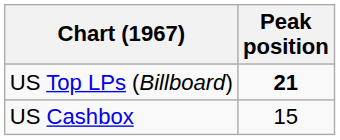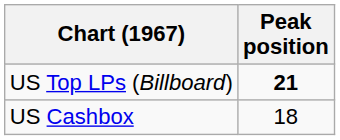(286, 116) 15 -> (286, 116) 18
